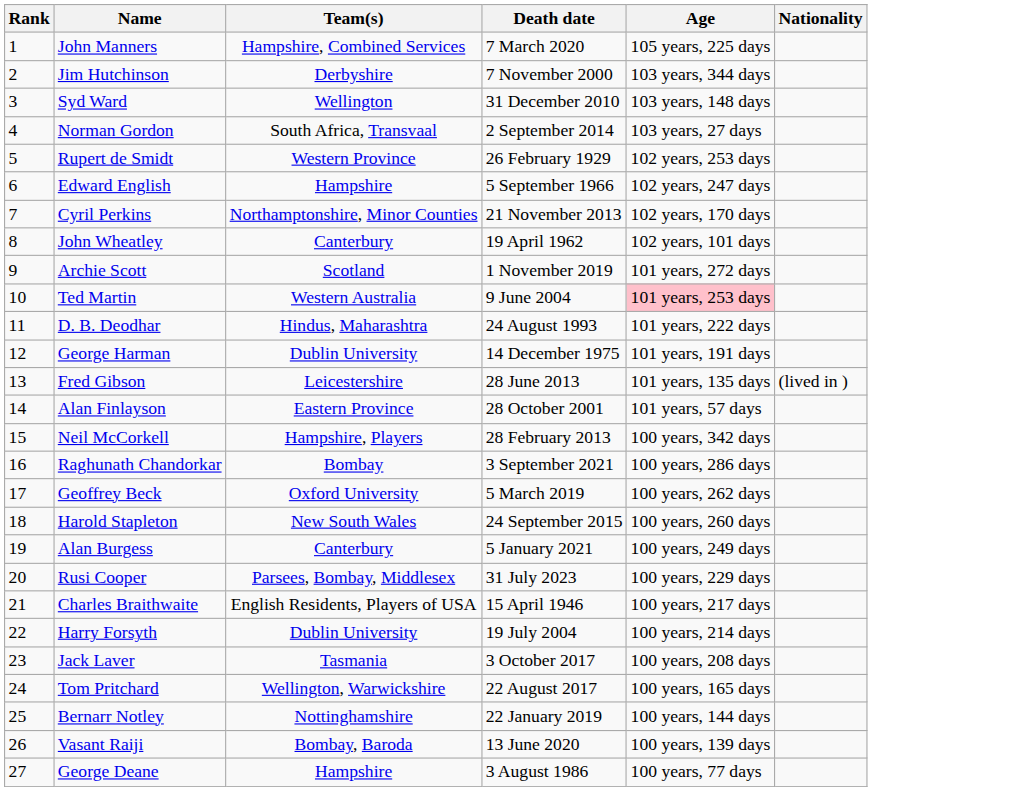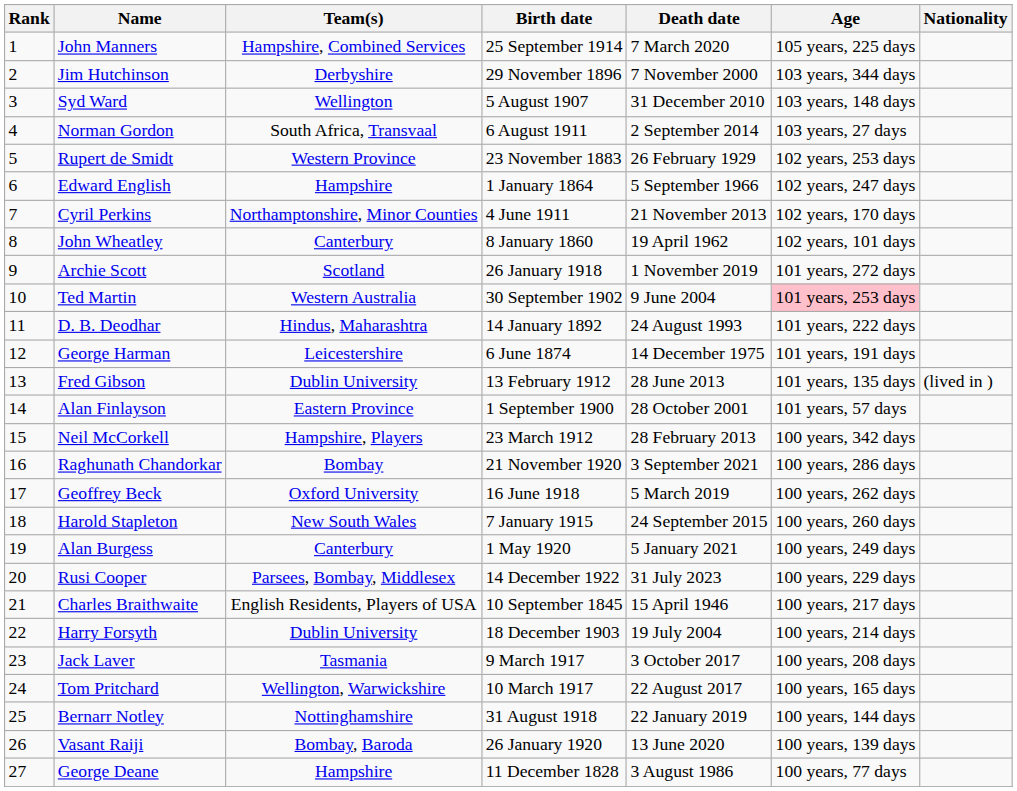+ column: (554, 18)
(354, 353) Dublin University -> (354, 353) Leicestershire
(354, 381) Leicestershire -> (354, 381) Dublin University
